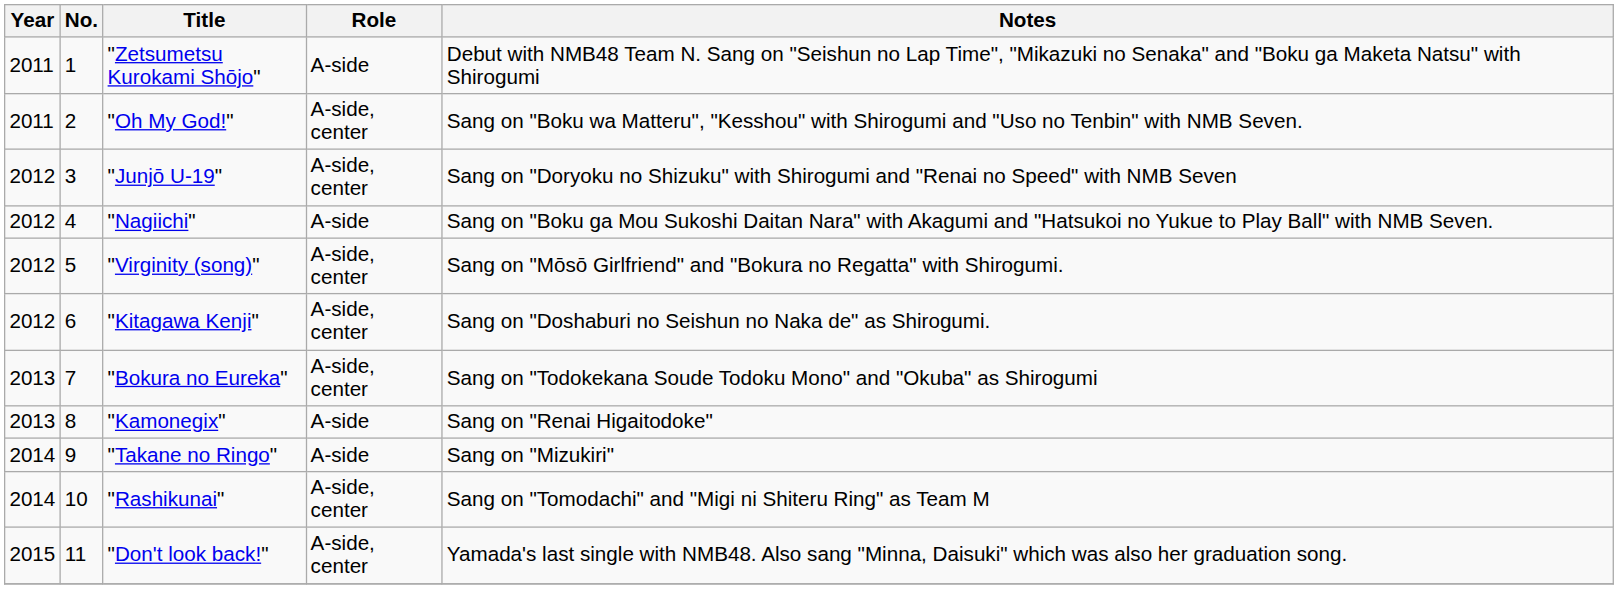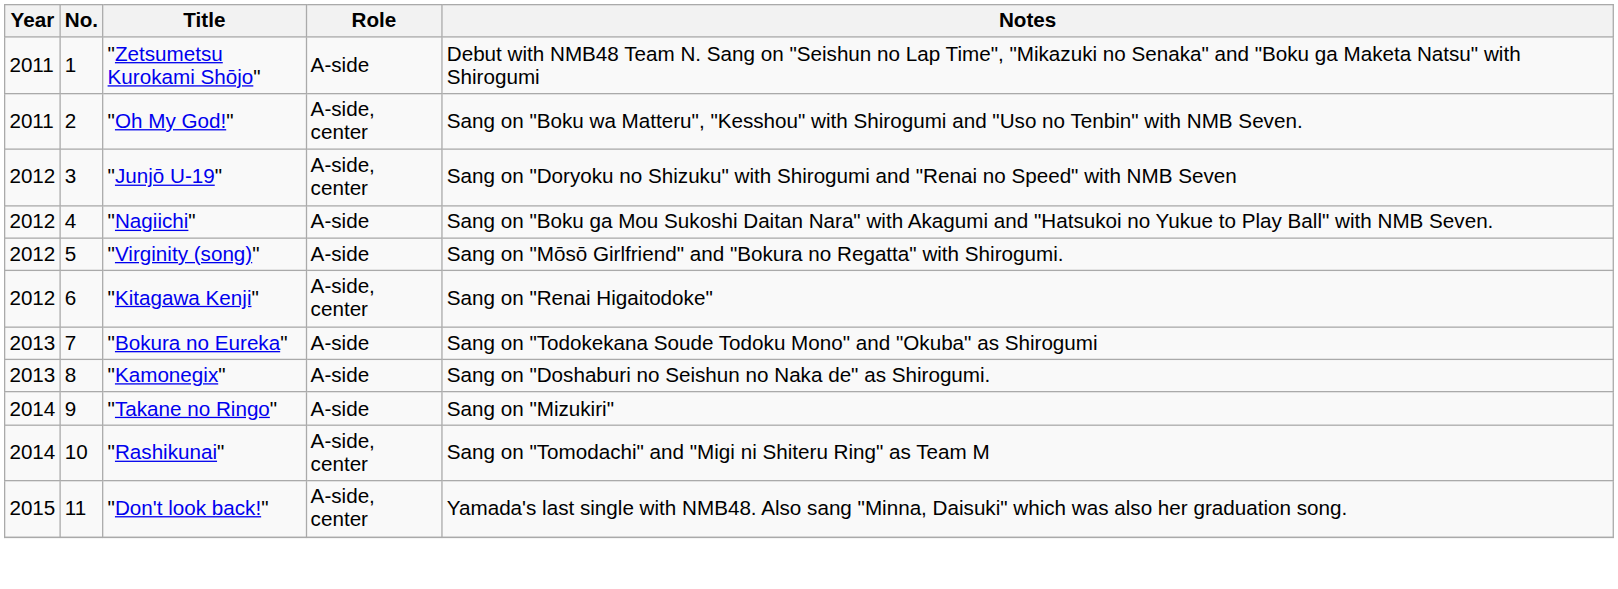(343, 265) A-side, center -> (340, 254) A-side
(719, 321) Sang on "Doshaburi no Seishun no Naka de" as Shirogumi. -> (580, 298) Sang on "Renai Higaitodoke"
(343, 377) A-side, center -> (340, 342) A-side
(580, 422) Sang on "Renai Higaitodoke" -> (719, 375) Sang on "Doshaburi no Seishun no Naka de" as Shirogumi.
